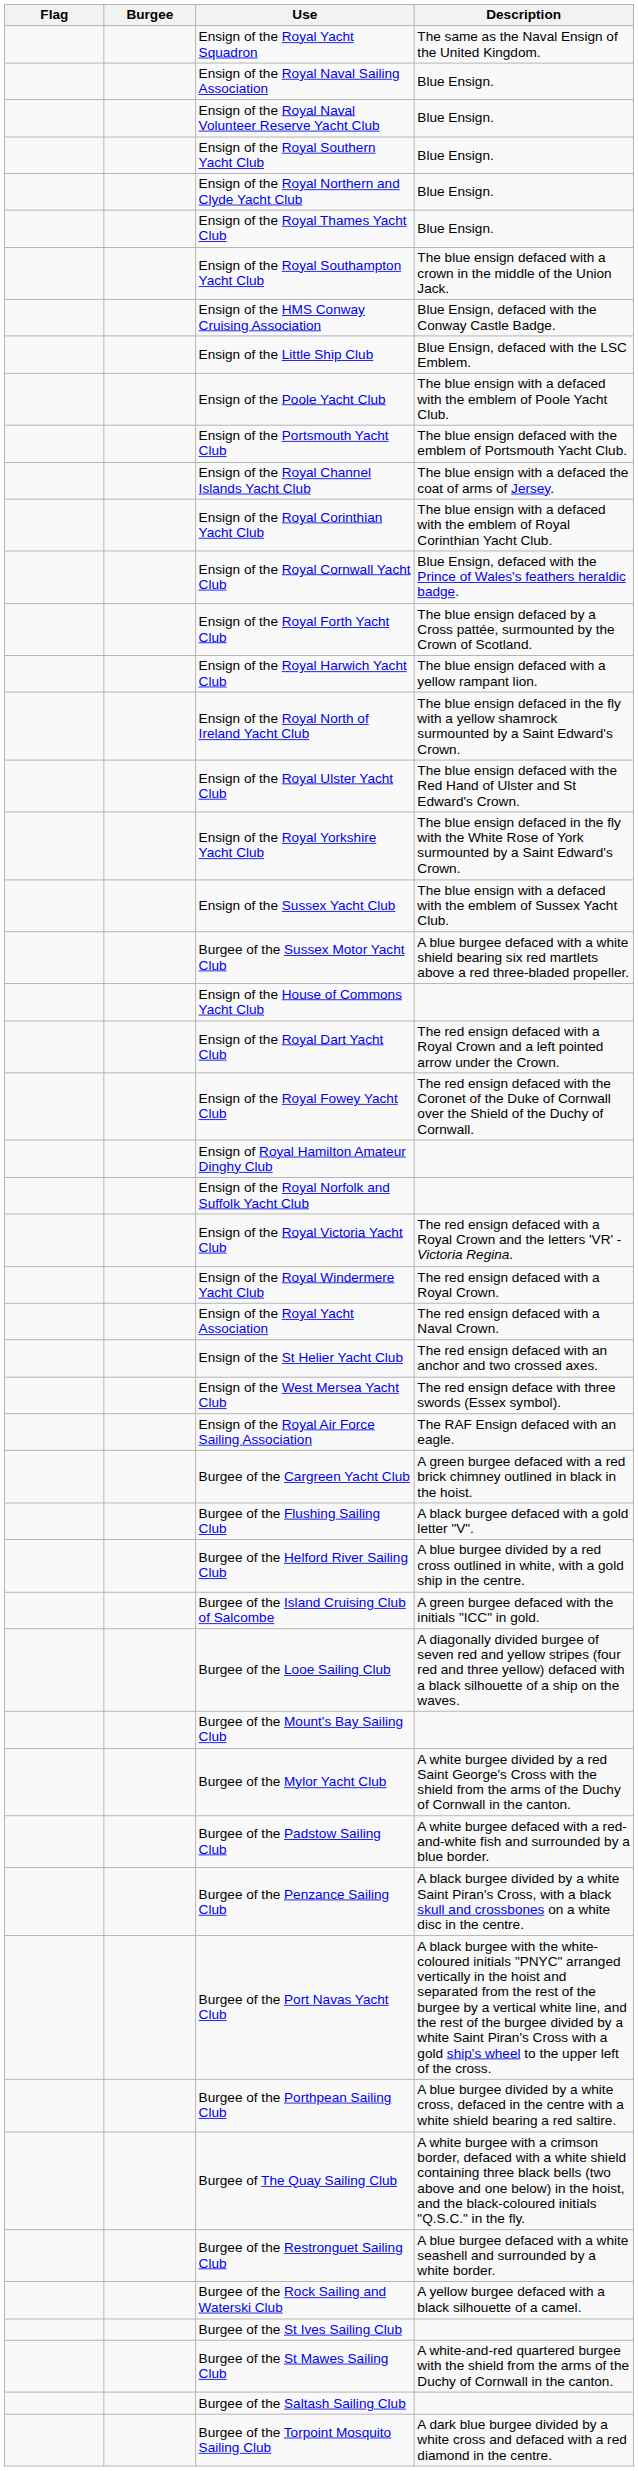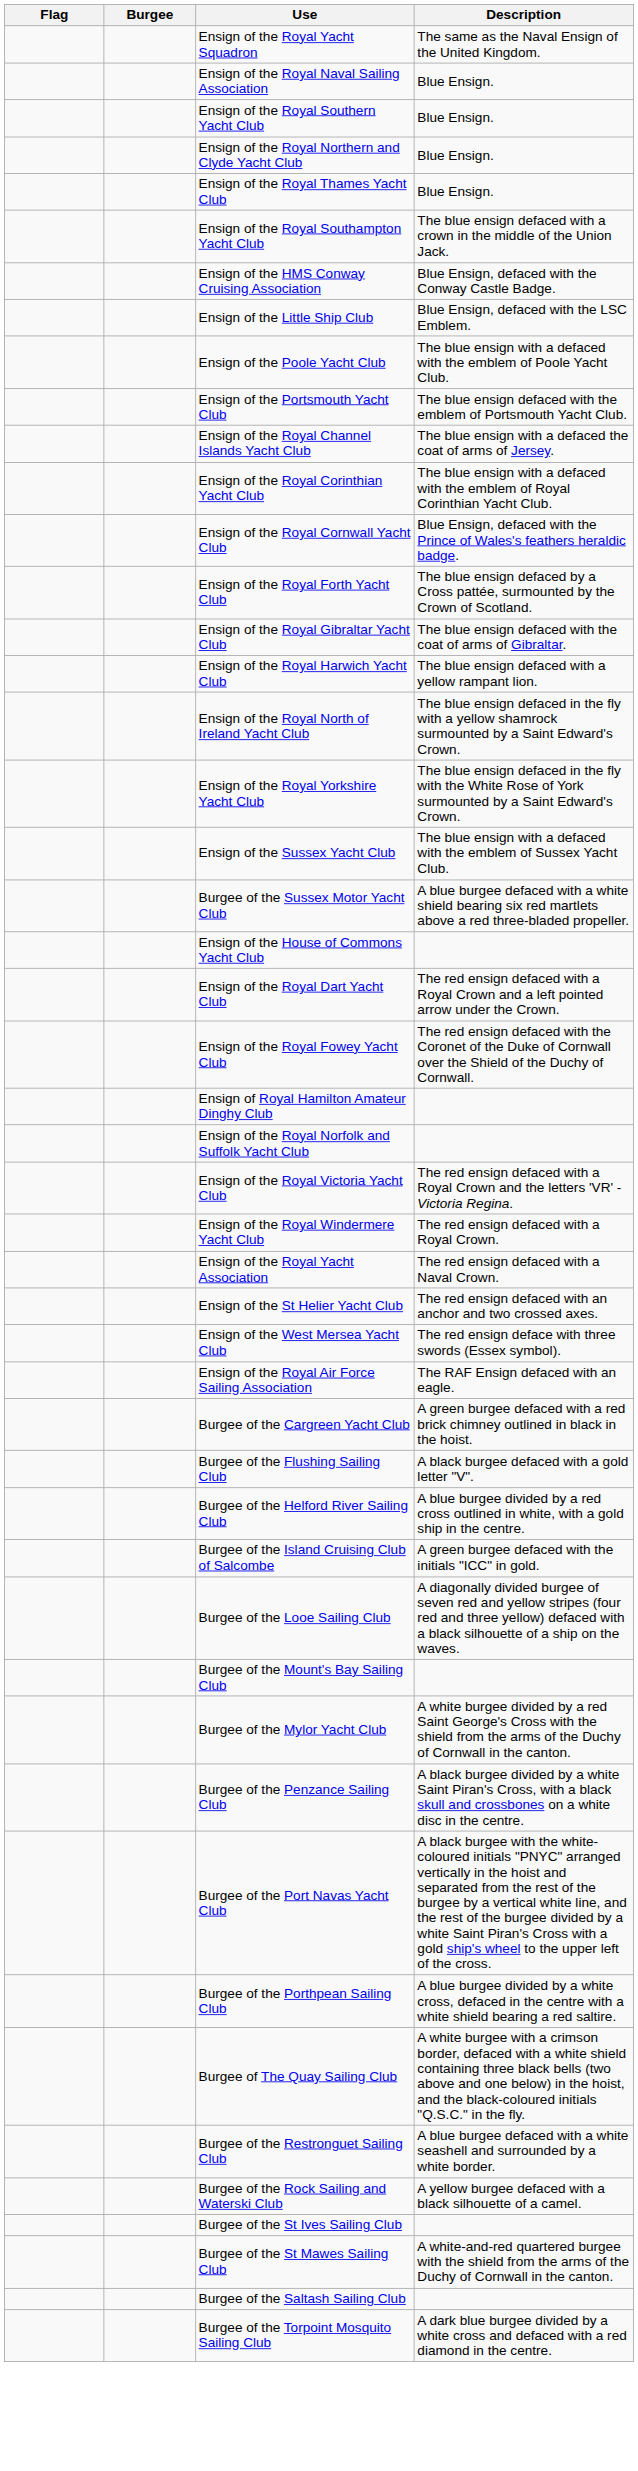- row: (289, 118)
+ row: (304, 637)
- row: (296, 786)
- row: (290, 1841)
